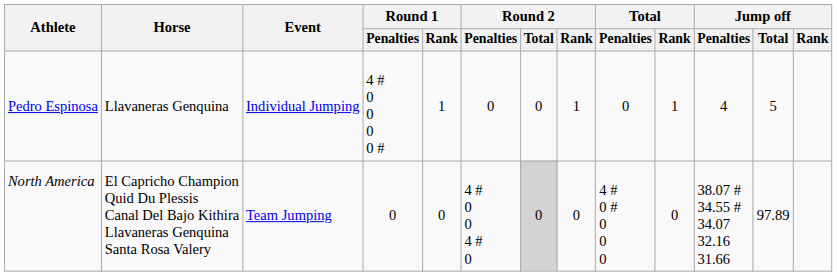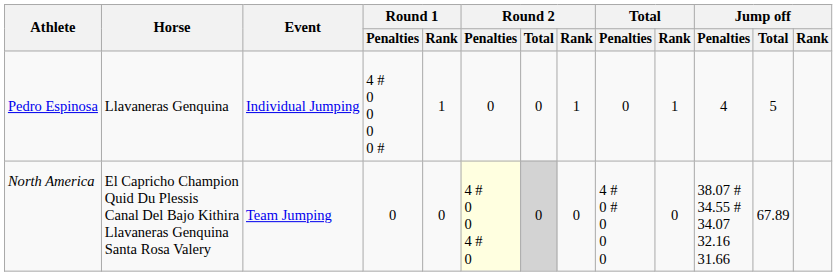(474, 224) no background -> (474, 224) lightyellow background
(773, 216) 97.89 -> (773, 216) 67.89
